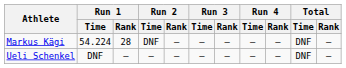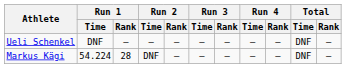rows swapped: (41, 56) <-> (36, 41)
